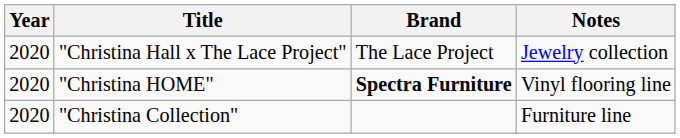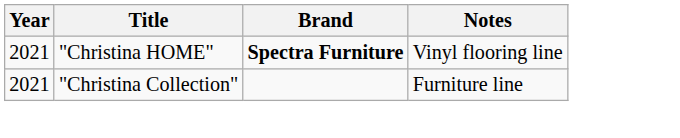- row: (203, 52)
(29, 84) 2020 -> (29, 52) 2021
(29, 116) 2020 -> (29, 84) 2021
